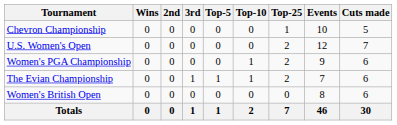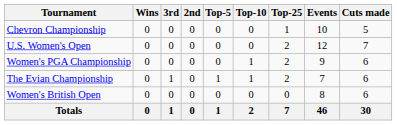columns swapped: (172, 12) <-> (193, 12)
